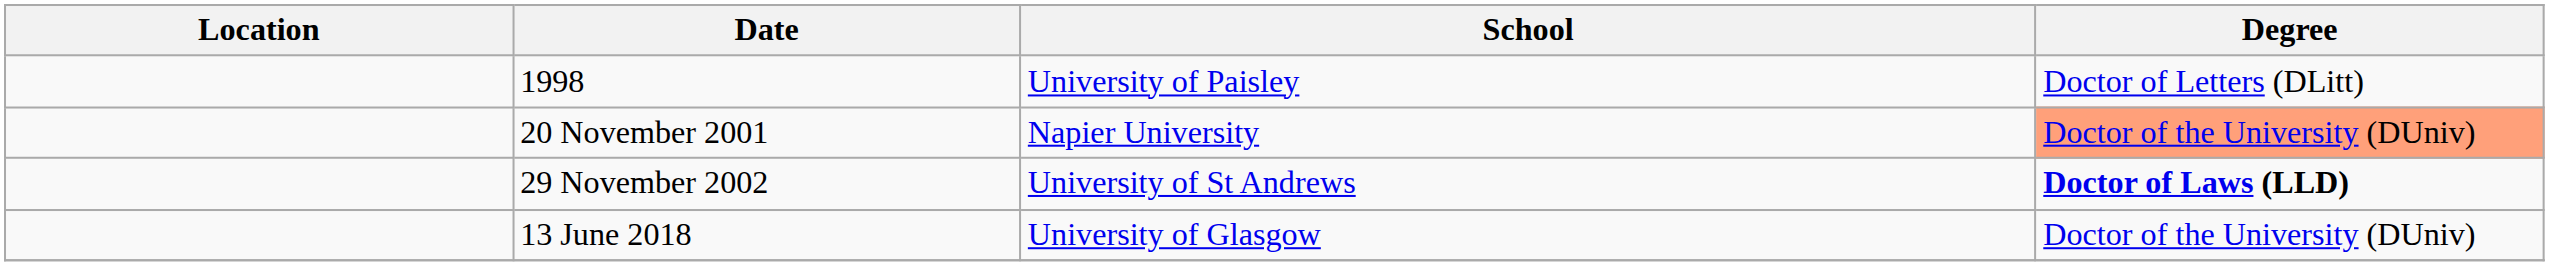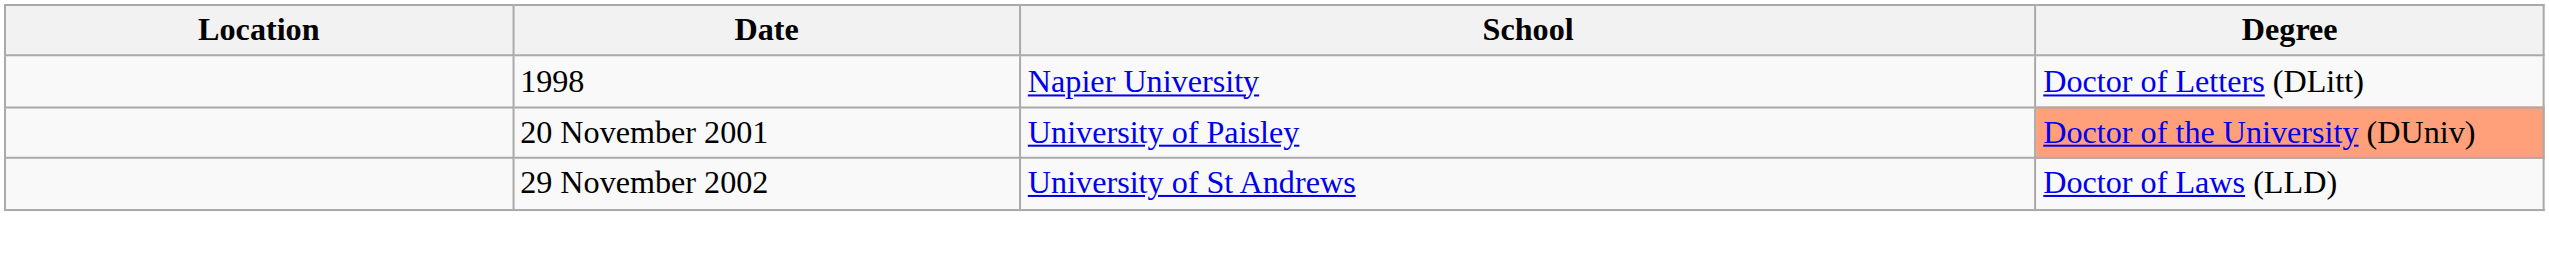(1164, 81) University of Paisley -> (1143, 81) Napier University
(1143, 132) Napier University -> (1164, 132) University of Paisley
(2196, 183) bold -> (2190, 183) normal
- row: (606, 234)
